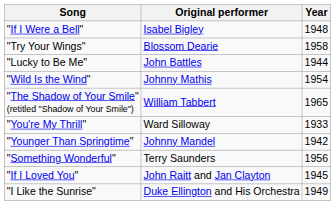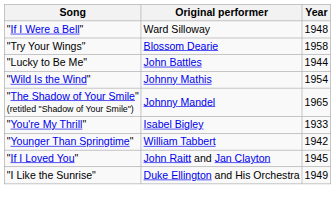(174, 29) Isabel Bigley -> (177, 29) Ward Silloway
(180, 102) William Tabbert -> (179, 102) Johnny Mandel
(177, 125) Ward Silloway -> (174, 125) Isabel Bigley
(179, 141) Johnny Mandel -> (180, 141) William Tabbert
- row: (61, 158)
